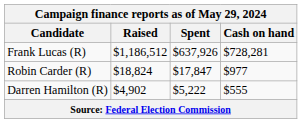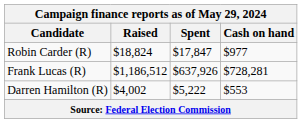rows swapped: (49, 71) <-> (46, 52)
(130, 90) $4,902 -> (130, 90) $4,002
(235, 90) $555 -> (235, 90) $553
